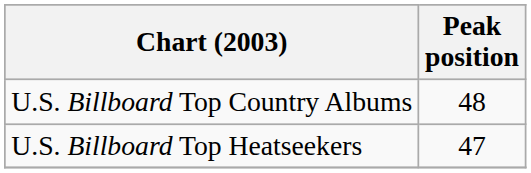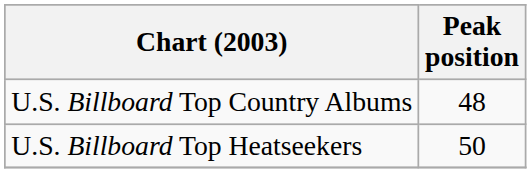(472, 145) 47 -> (472, 145) 50
